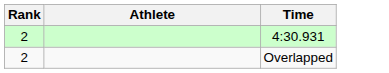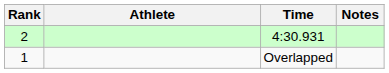+ column: (360, 15)
(24, 57) 2 -> (24, 57) 1
